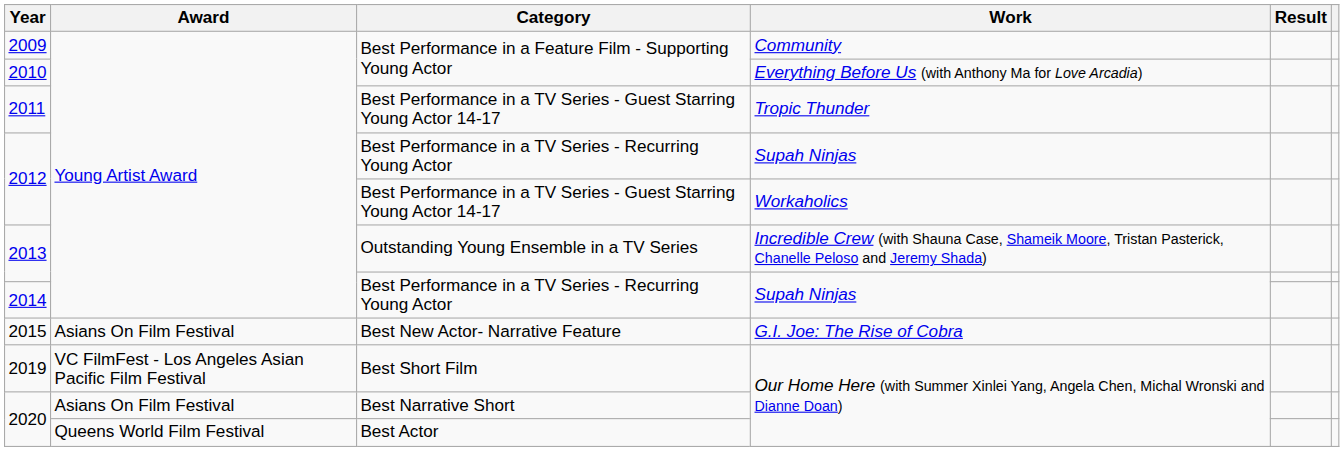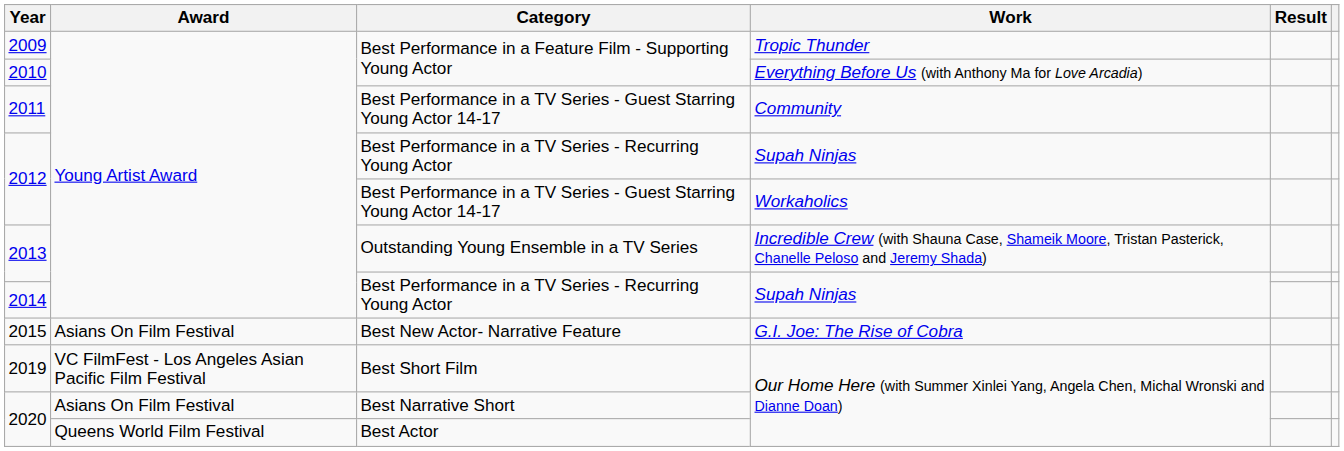(798, 45) Community -> (812, 45) Tropic Thunder
(812, 109) Tropic Thunder -> (798, 109) Community
